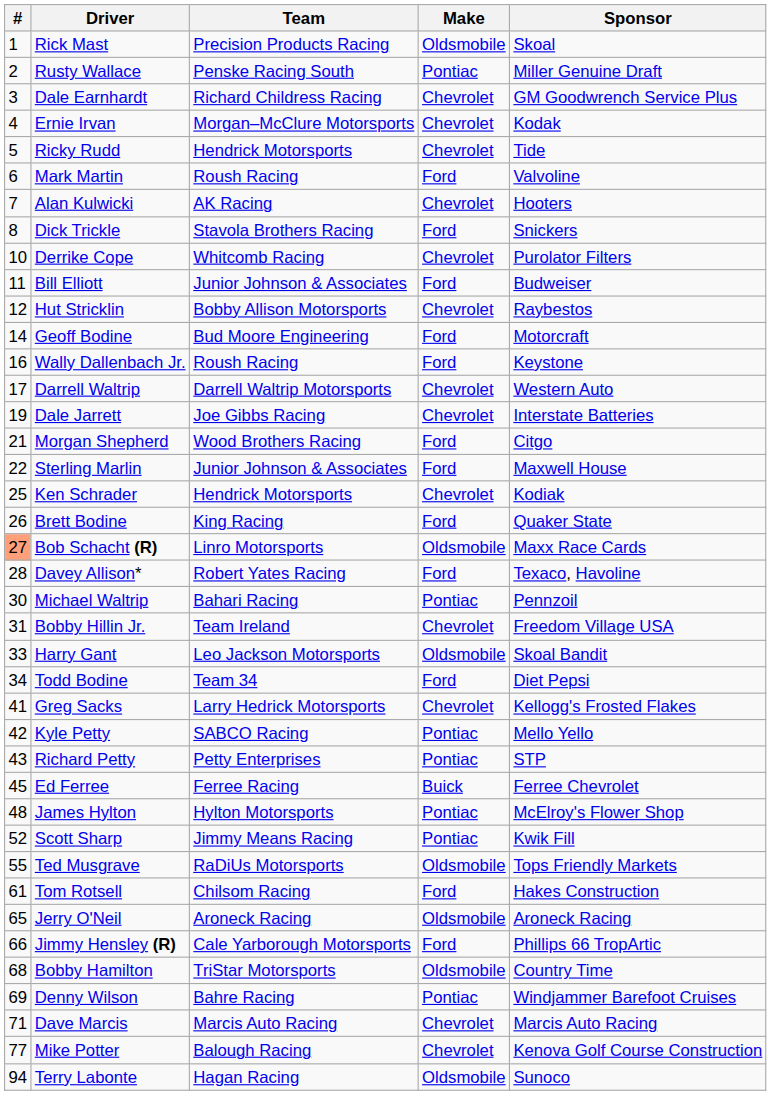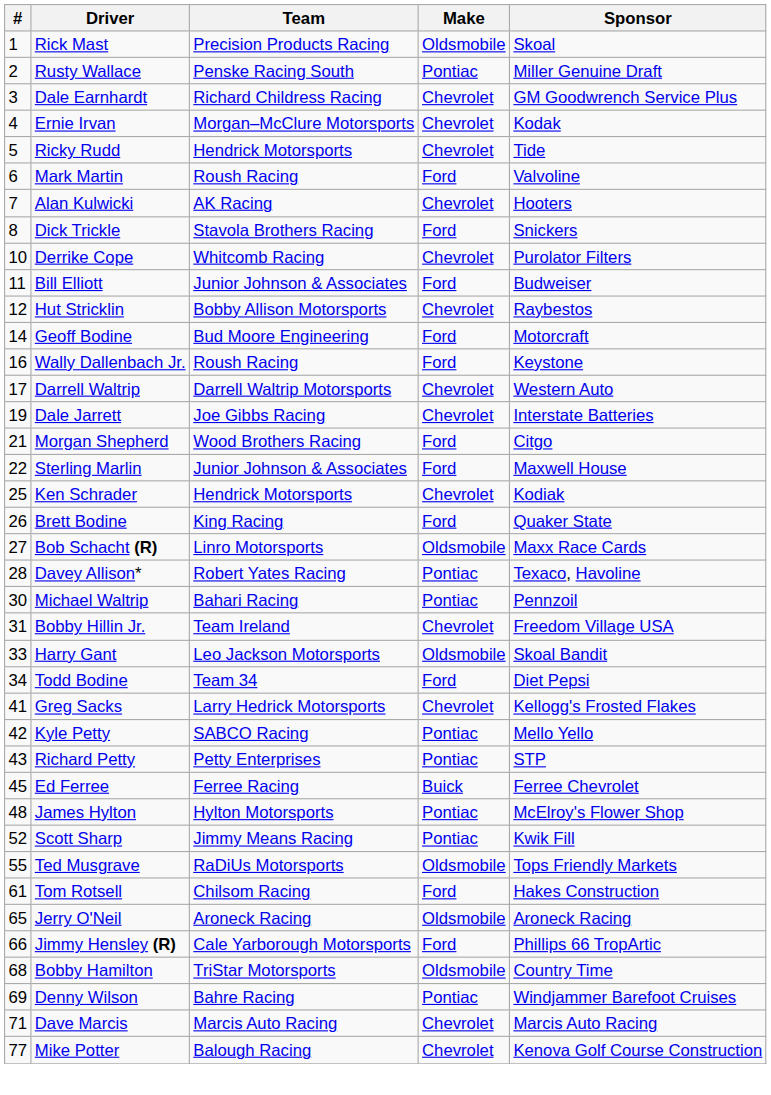(18, 547) lightsalmon background -> (18, 547) no background
(439, 574) Ford -> (450, 574) Pontiac
- row: (86, 1077)
